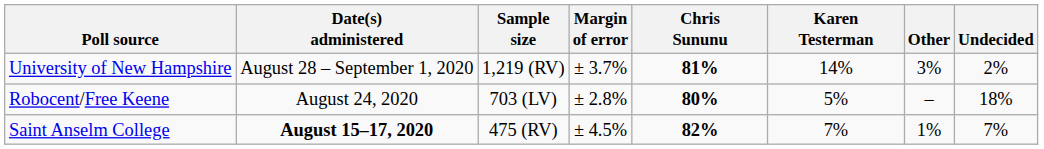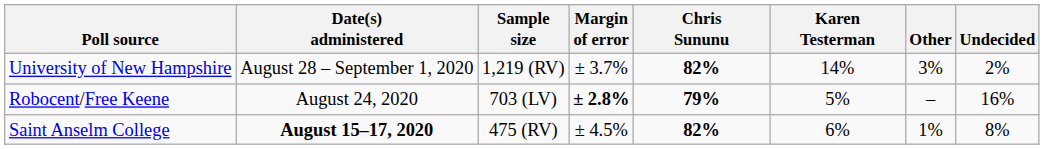(700, 68) 81% -> (702, 68) 82%
(600, 99) normal -> (601, 99) bold
(700, 99) 80% -> (702, 99) 79%
(996, 99) 18% -> (997, 99) 16%
(836, 129) 7% -> (837, 129) 6%
(996, 129) 7% -> (997, 129) 8%
